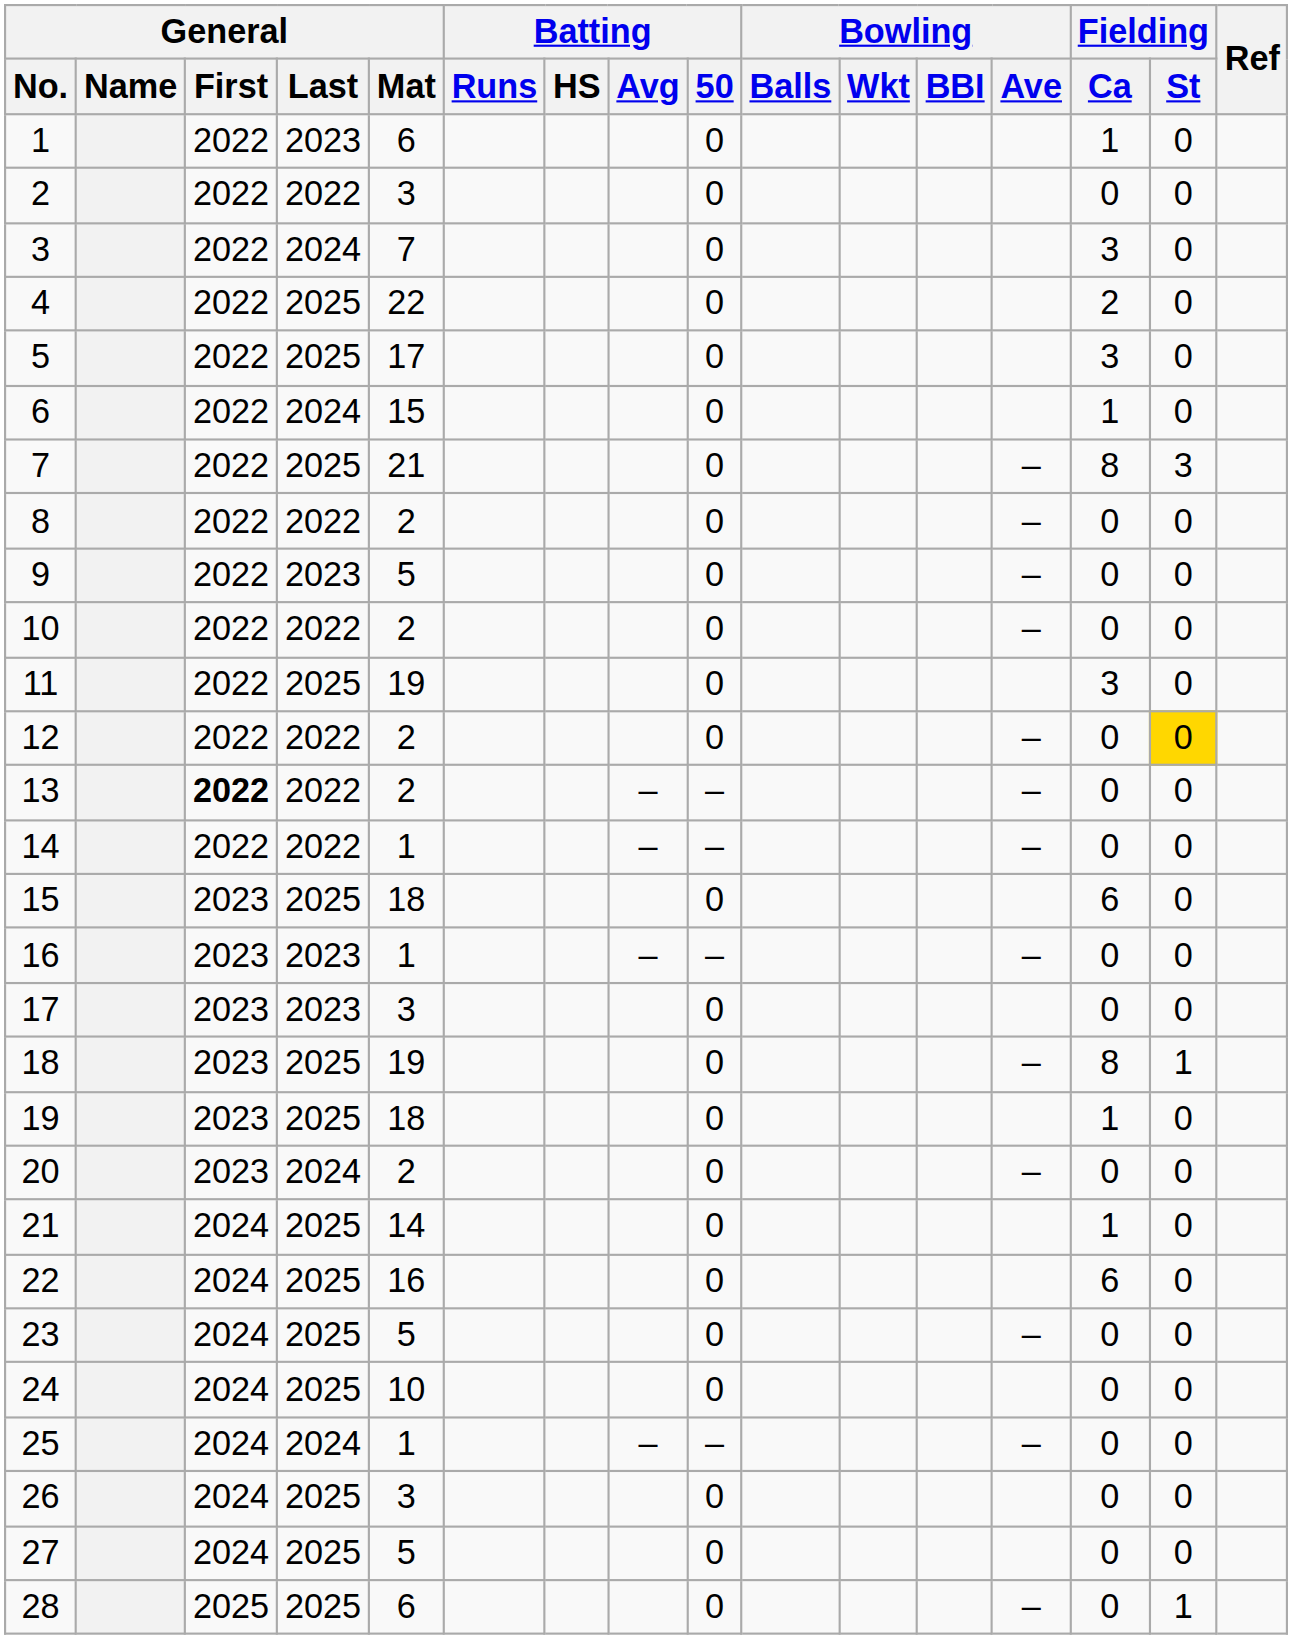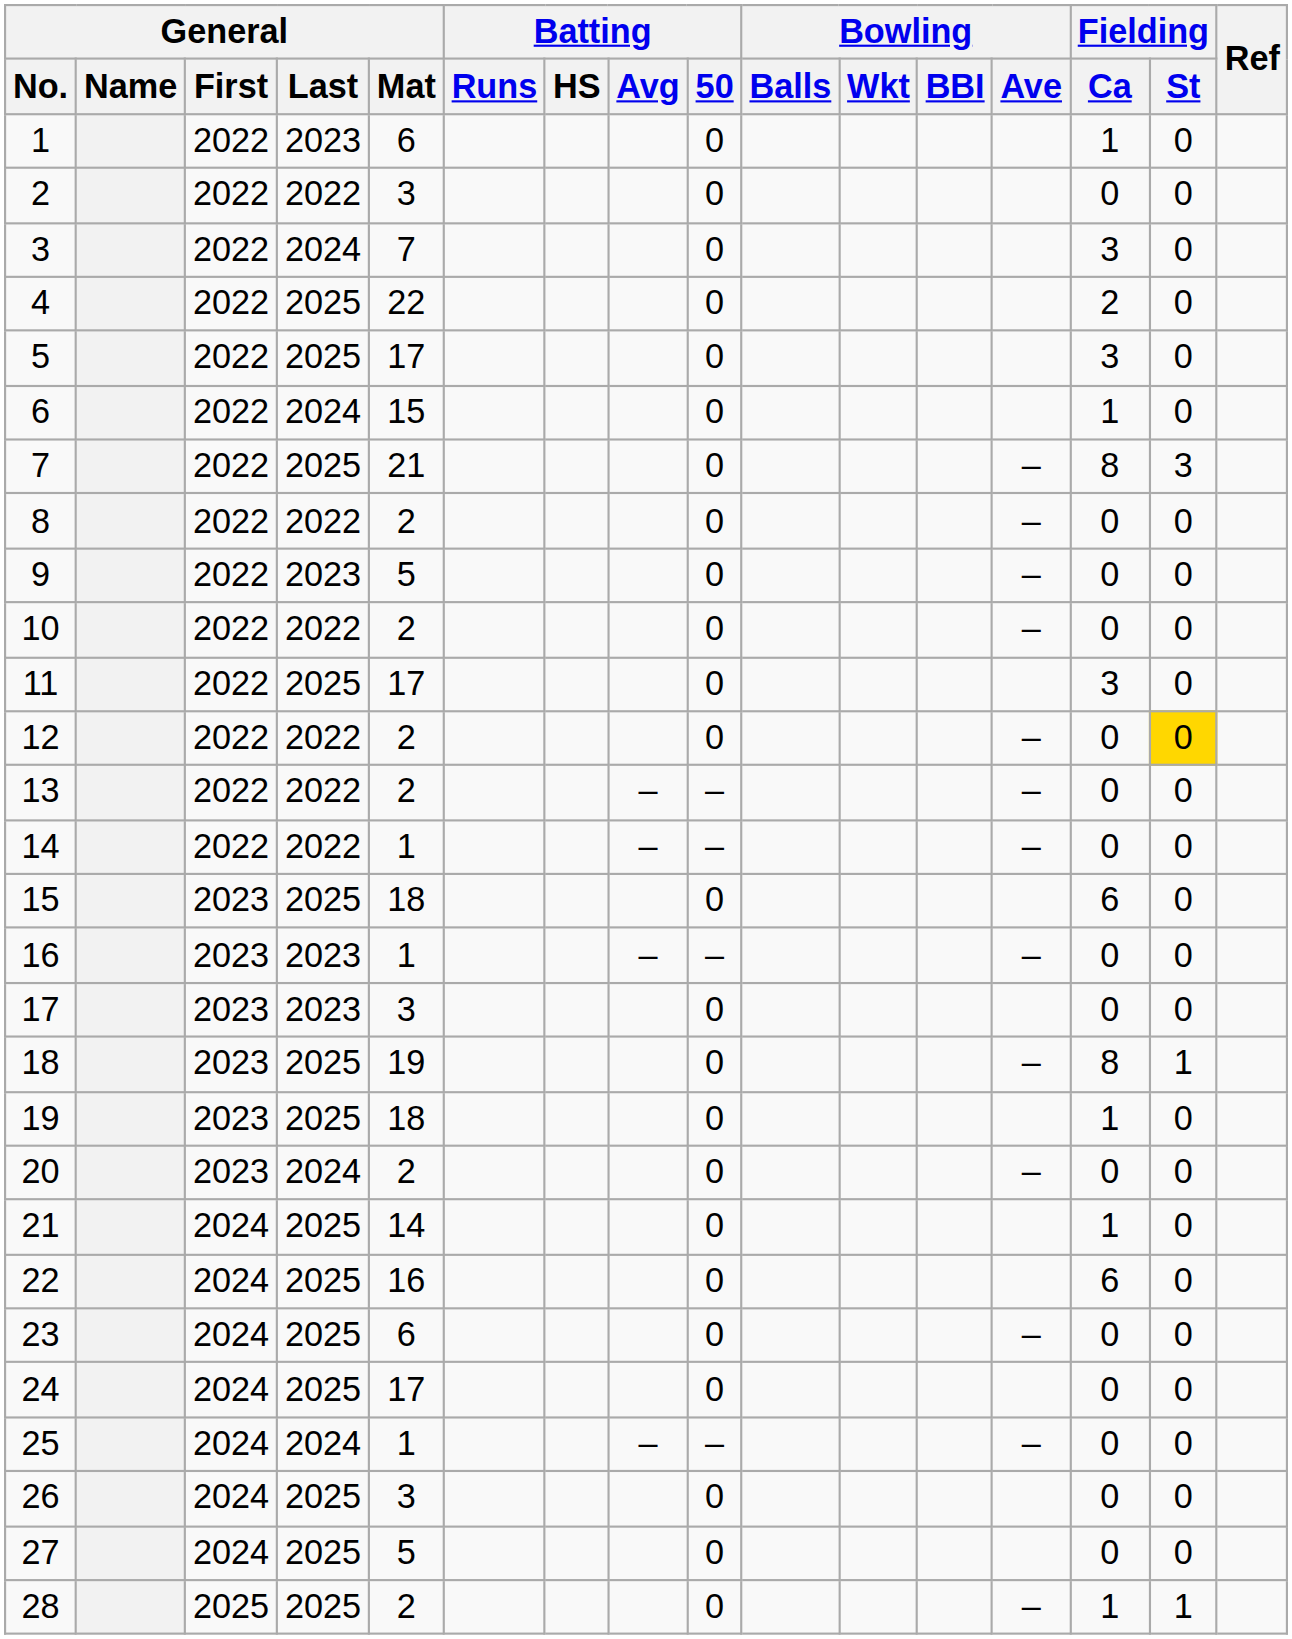(406, 683) 19 -> (406, 683) 17
(231, 791) bold -> (231, 791) normal
(406, 1334) 5 -> (406, 1334) 6
(406, 1389) 10 -> (406, 1389) 17
(406, 1606) 6 -> (406, 1606) 2
(1110, 1606) 0 -> (1110, 1606) 1
